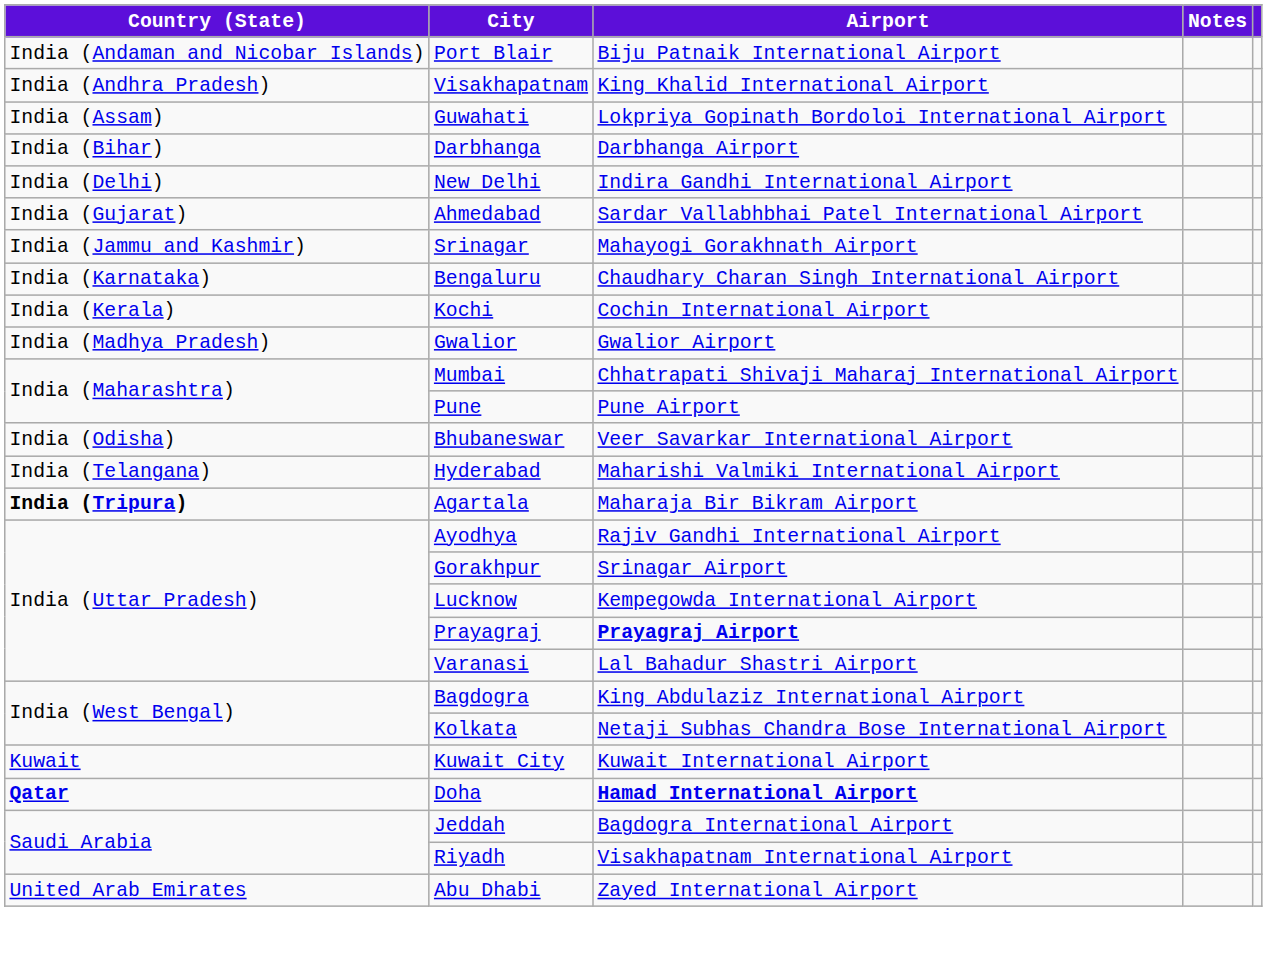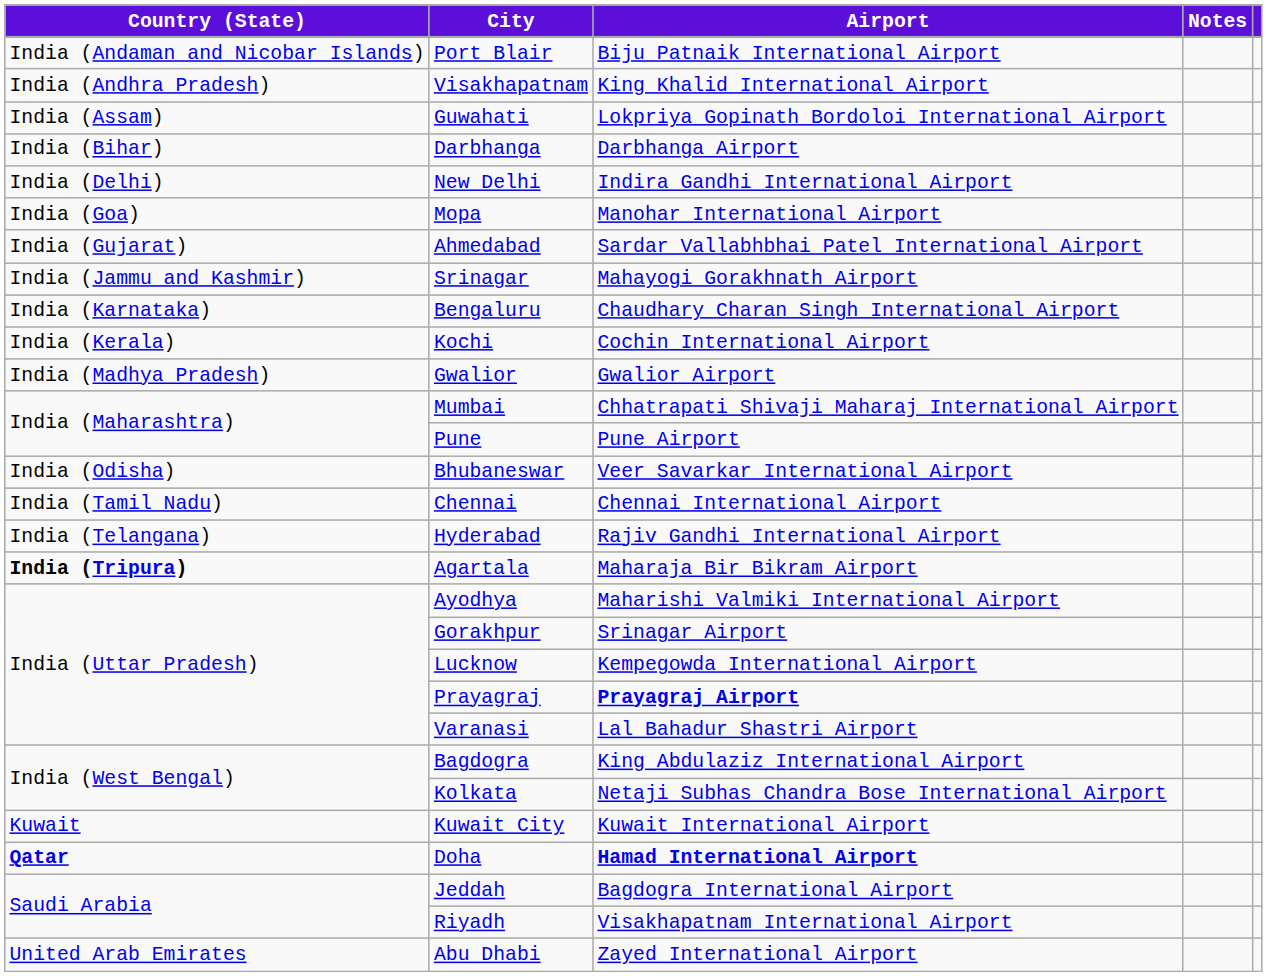+ row: (458, 214)
+ row: (475, 504)
(829, 472) Maharishi Valmiki International Airport -> (799, 536) Rajiv Gandhi International Airport
(799, 536) Rajiv Gandhi International Airport -> (829, 601) Maharishi Valmiki International Airport
